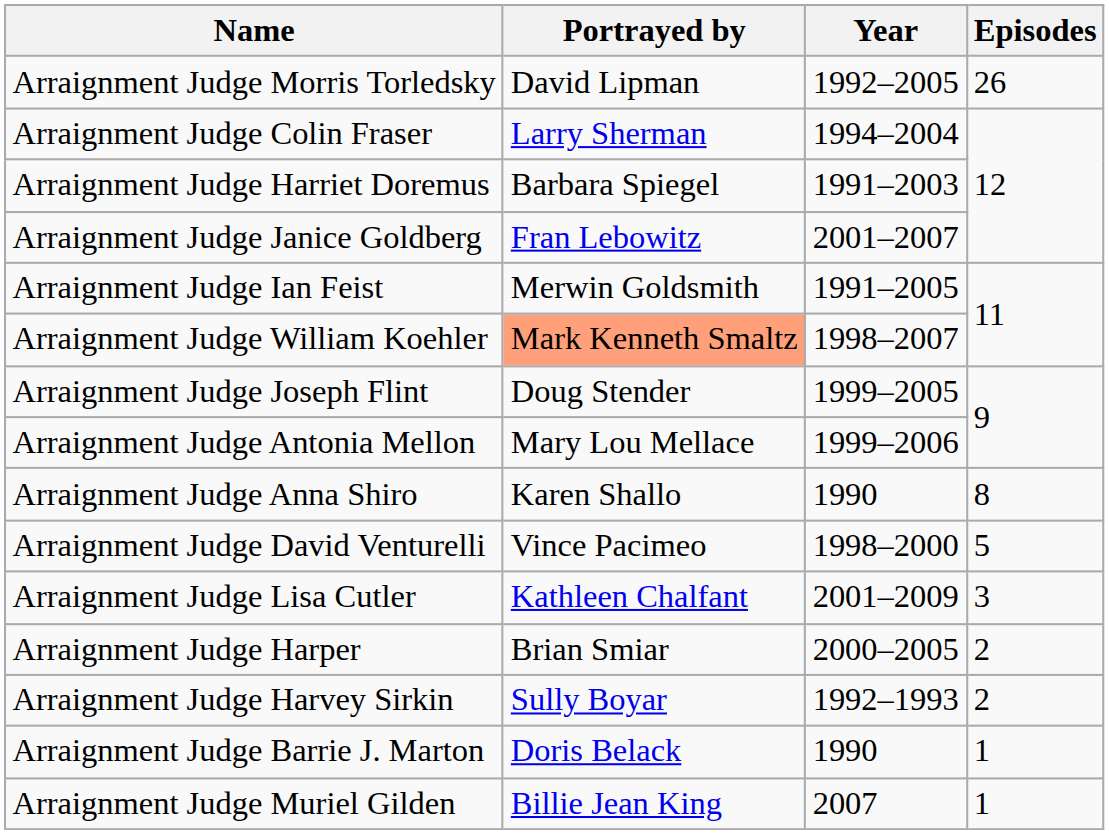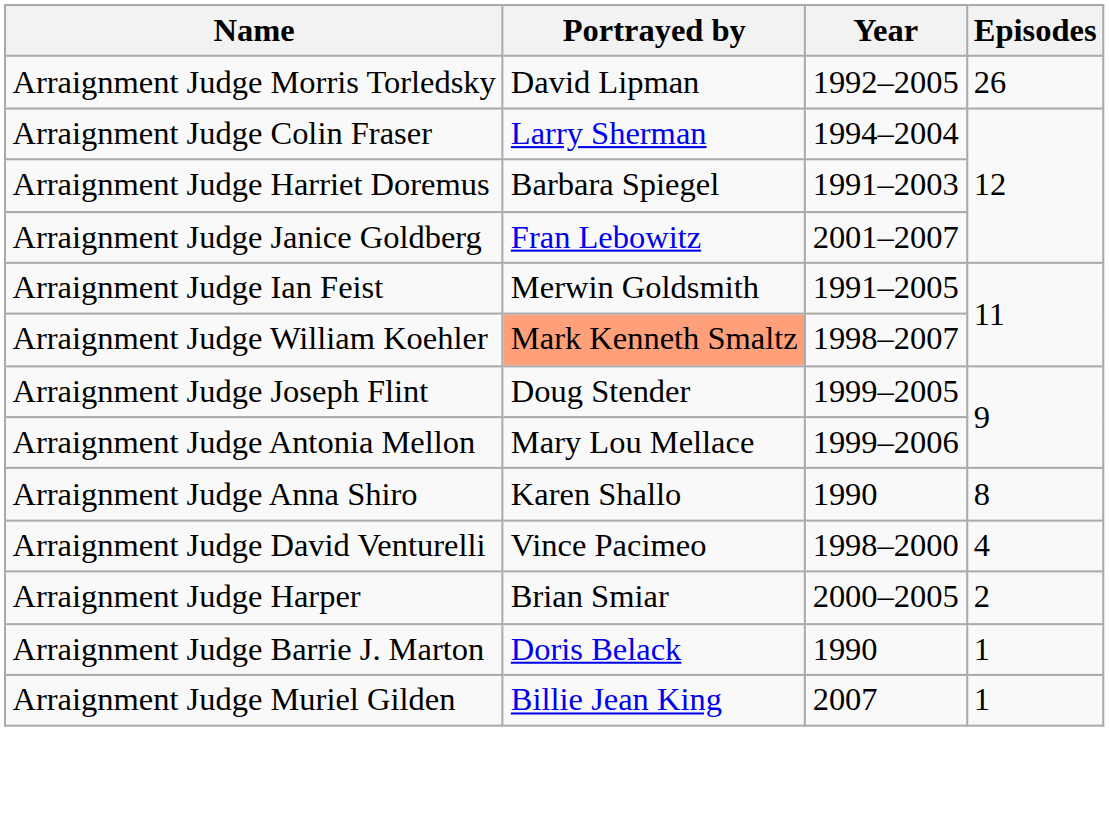(982, 545) 5 -> (982, 545) 4
- row: (214, 596)
- row: (233, 699)
